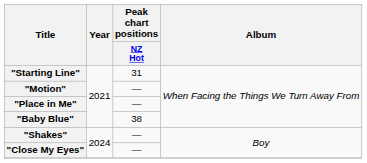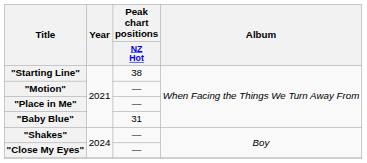(137, 73) 31 -> (137, 73) 38
(137, 119) 38 -> (137, 119) 31
